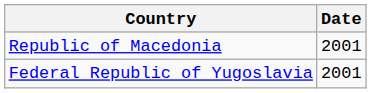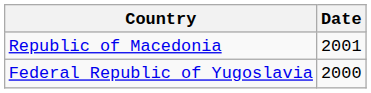(341, 74) 2001 -> (341, 74) 2000
